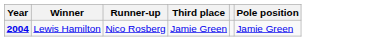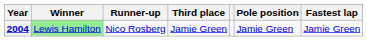+ column: (332, 13)
(67, 28) no background -> (67, 28) lightgreen background
